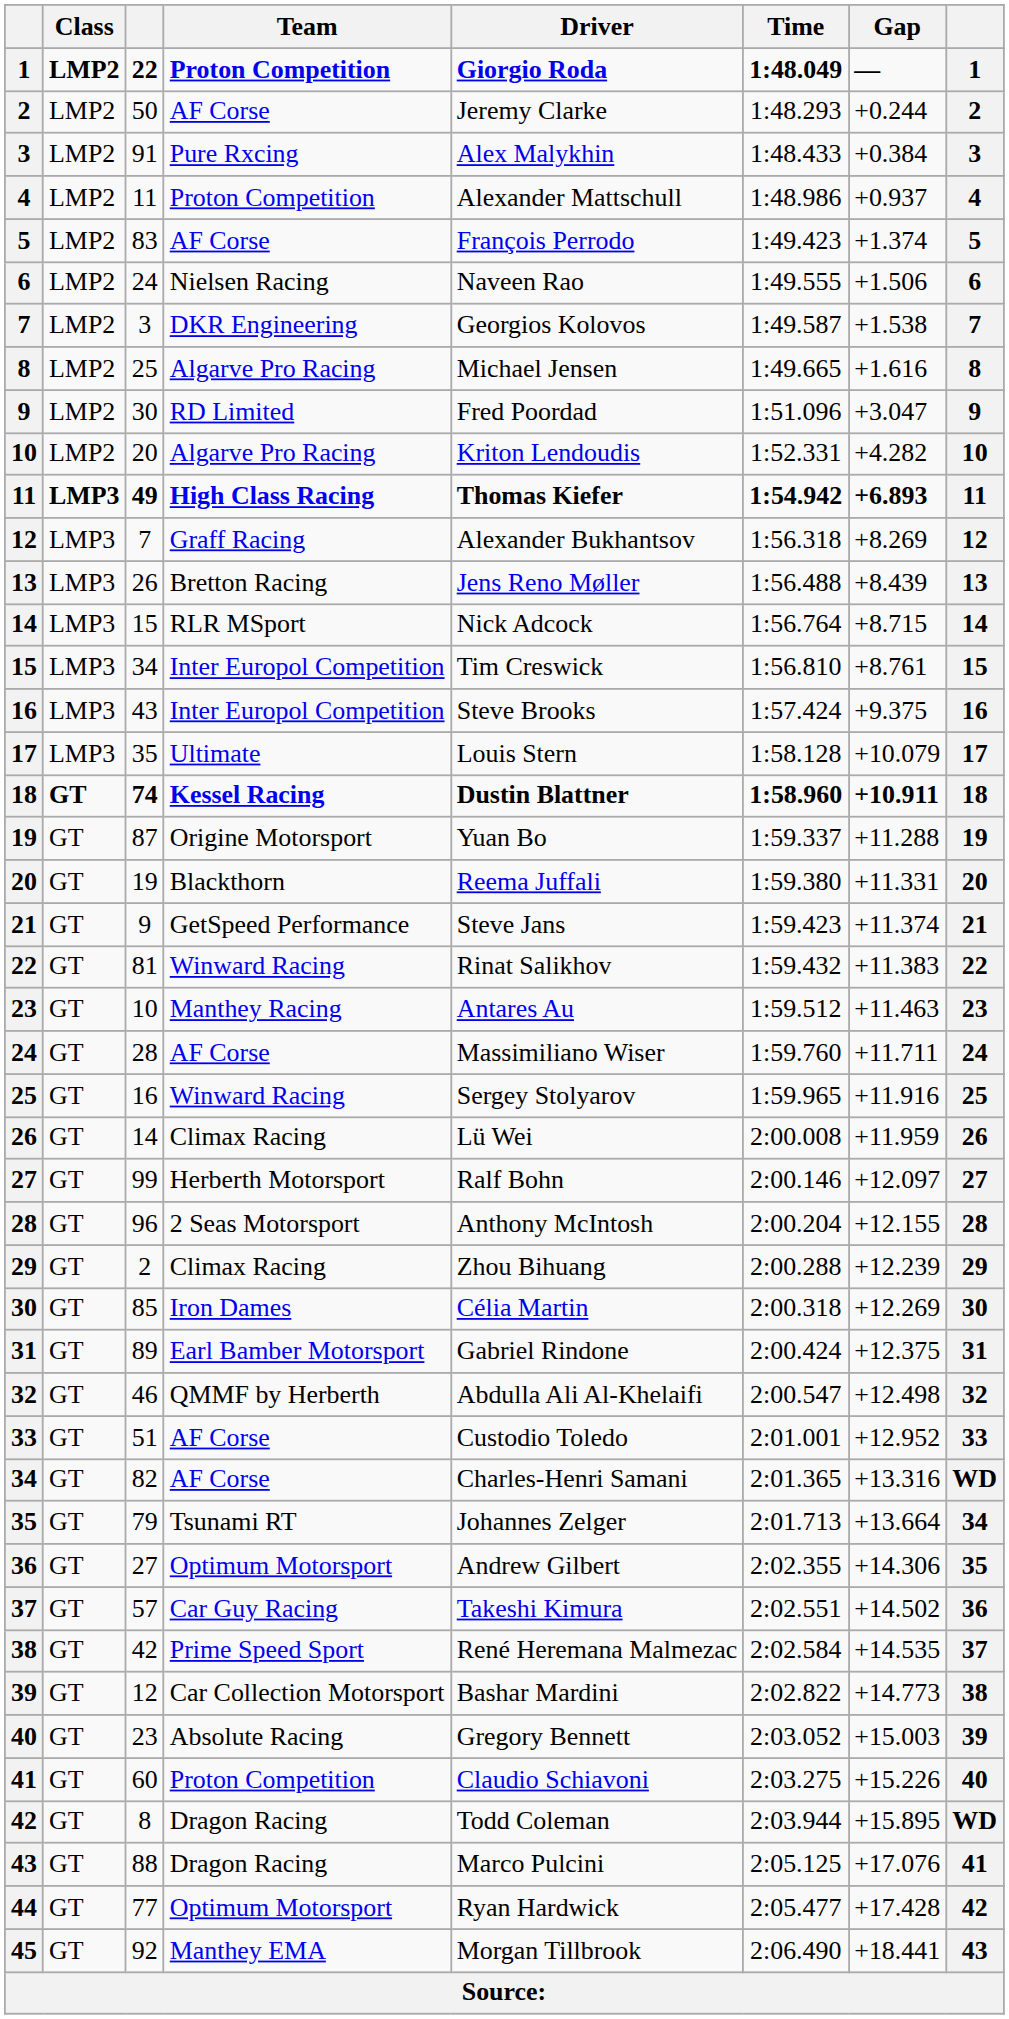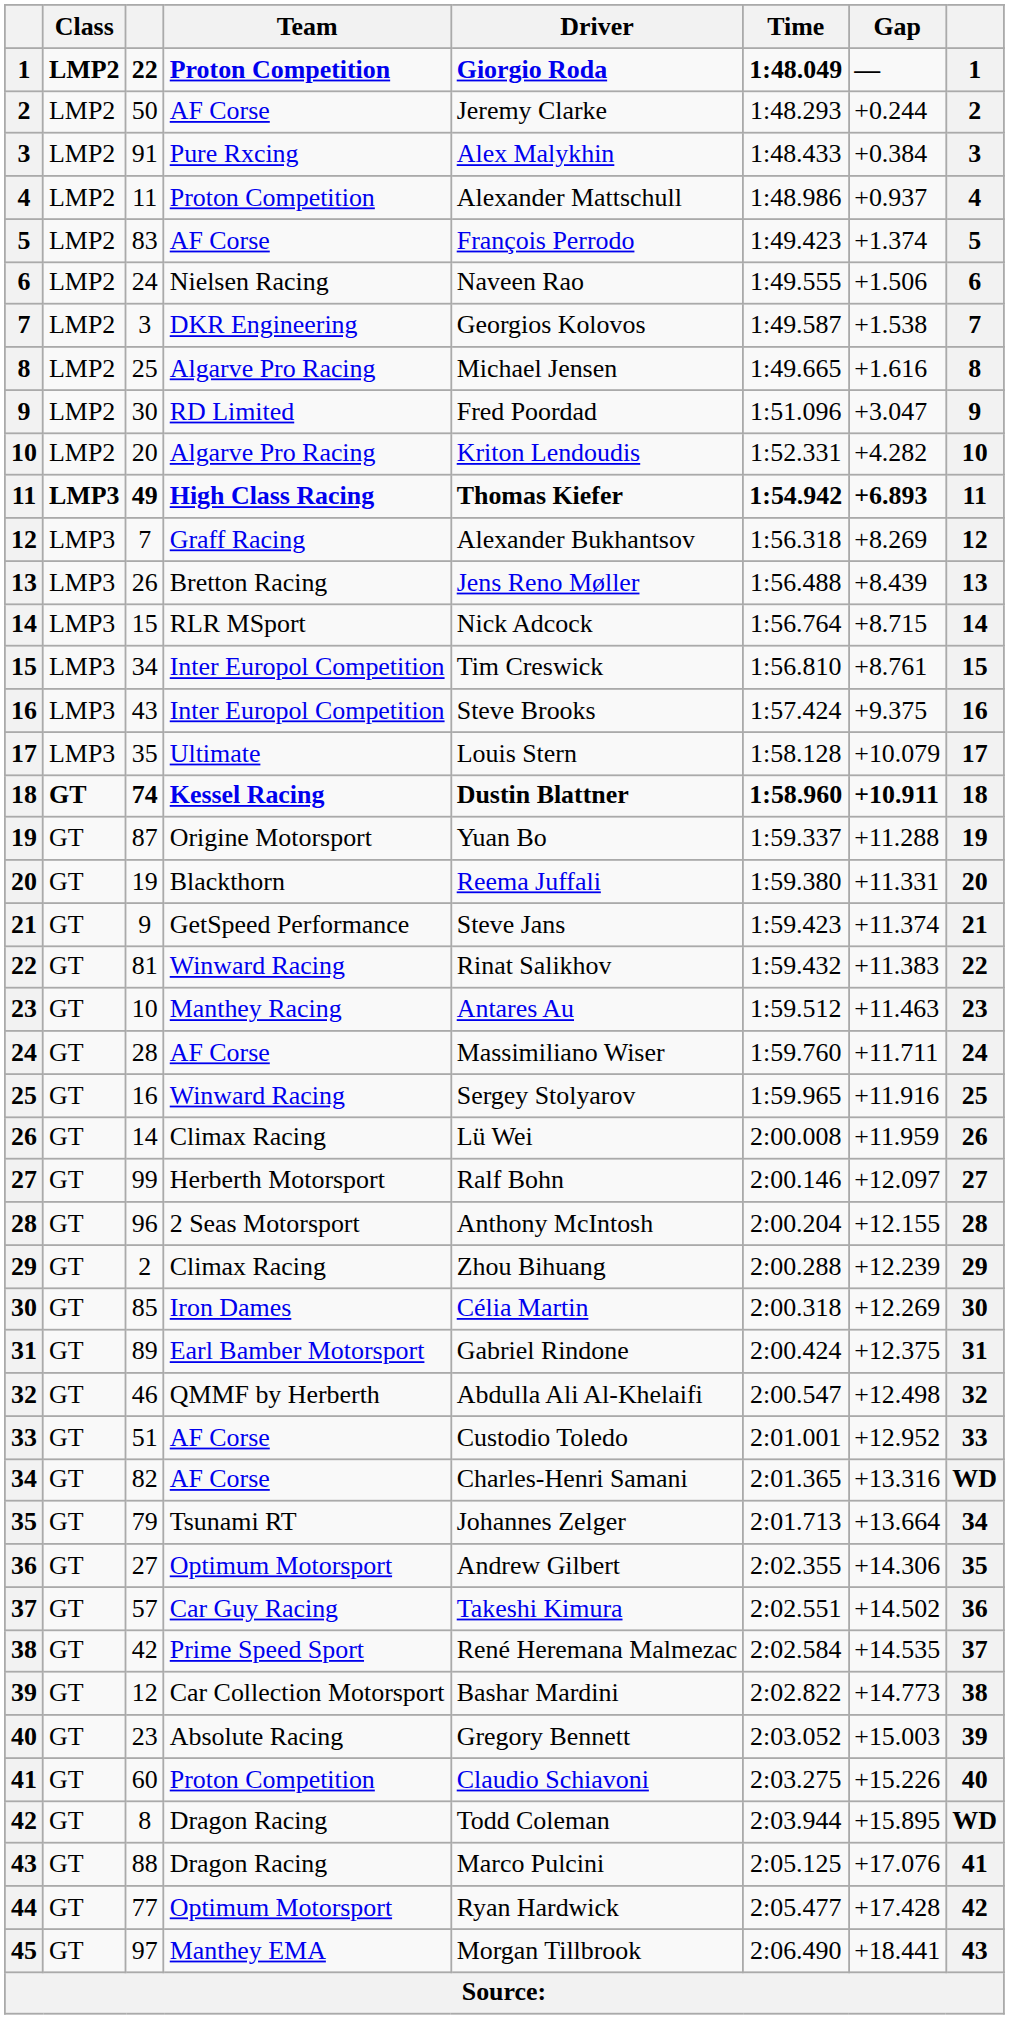(145, 1950) 92 -> (145, 1950) 97
